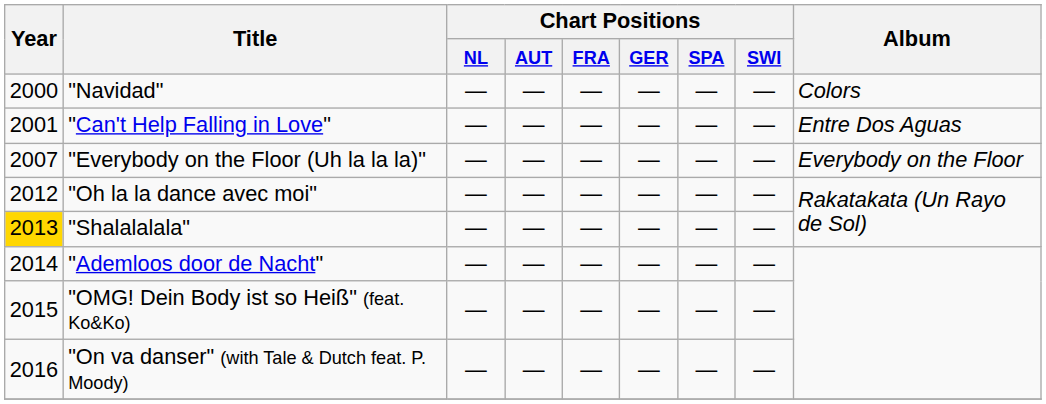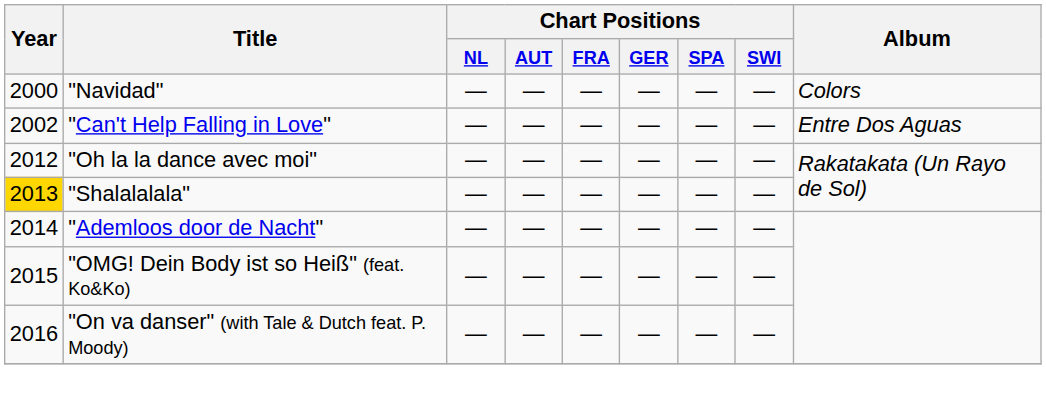(34, 125) 2001 -> (34, 125) 2002
- row: (247, 159)
